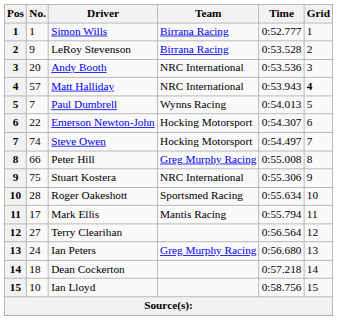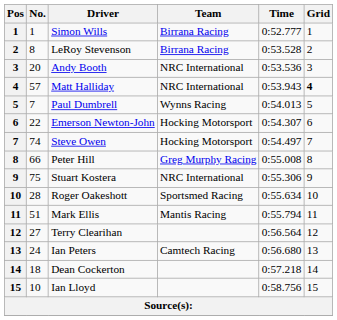(32, 50) 9 -> (32, 50) 8
(35, 214) 17 -> (35, 214) 51
(208, 251) Greg Murphy Racing -> (197, 251) Camtech Racing
